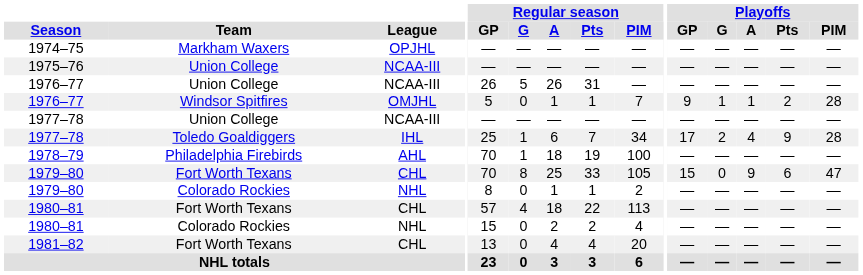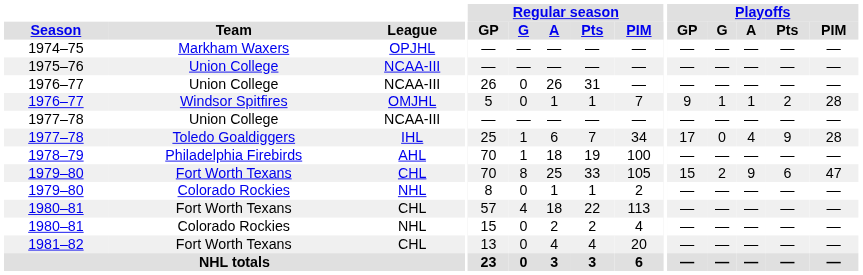(524, 84) 5 -> (524, 84) 0
(722, 137) 2 -> (722, 137) 0
(722, 173) 0 -> (722, 173) 2
